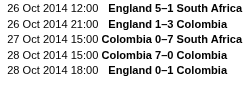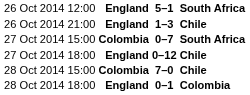(202, 24) Colombia -> (193, 24) Chile
+ row: (50, 55)
(202, 55) Colombia -> (193, 70) Chile
